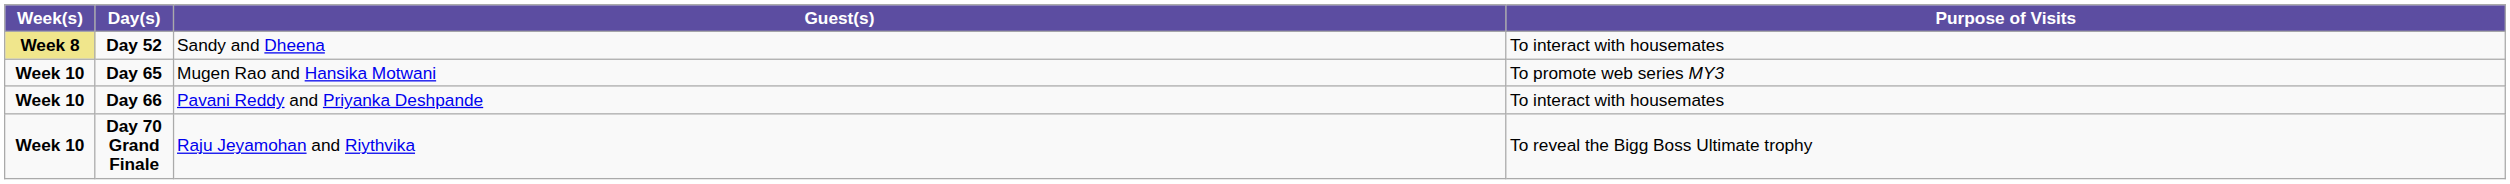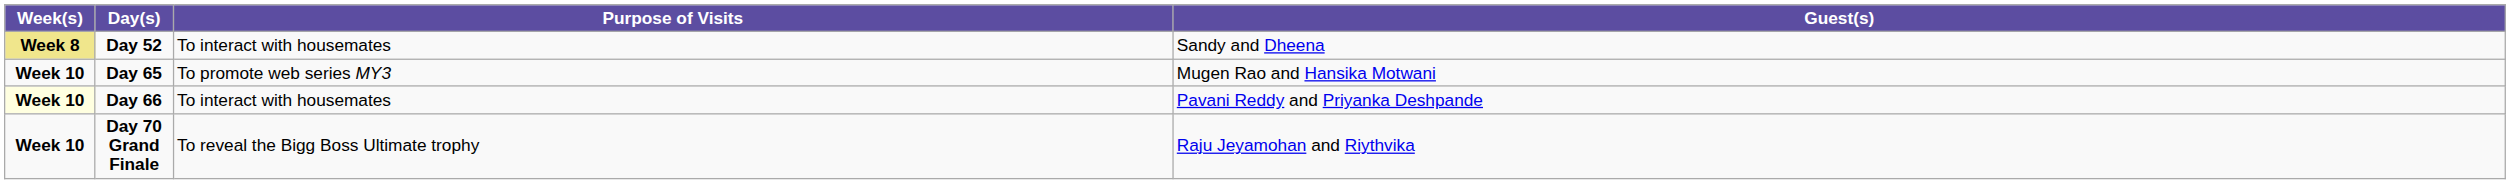columns swapped: (839, 18) <-> (2006, 18)
(50, 100) no background -> (50, 100) lightyellow background
